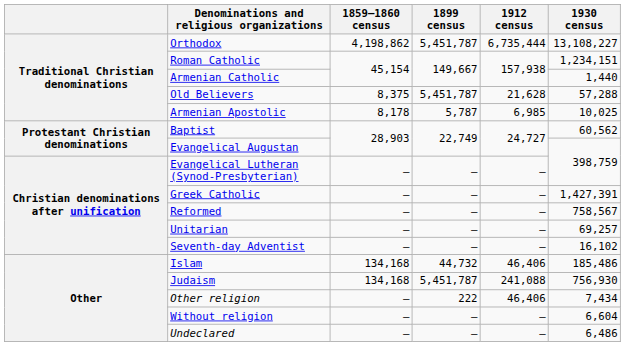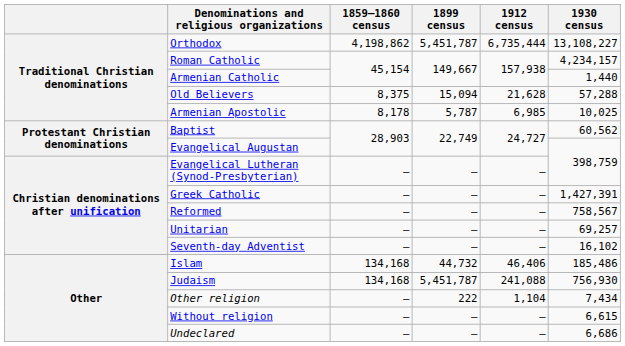(589, 60) 1,234,151 -> (589, 60) 4,234,157
(449, 95) 5,451,787 -> (458, 95) 15,094
(526, 298) 46,406 -> (530, 298) 1,104
(602, 316) 6,604 -> (602, 316) 6,615
(602, 333) 6,486 -> (602, 333) 6,686
